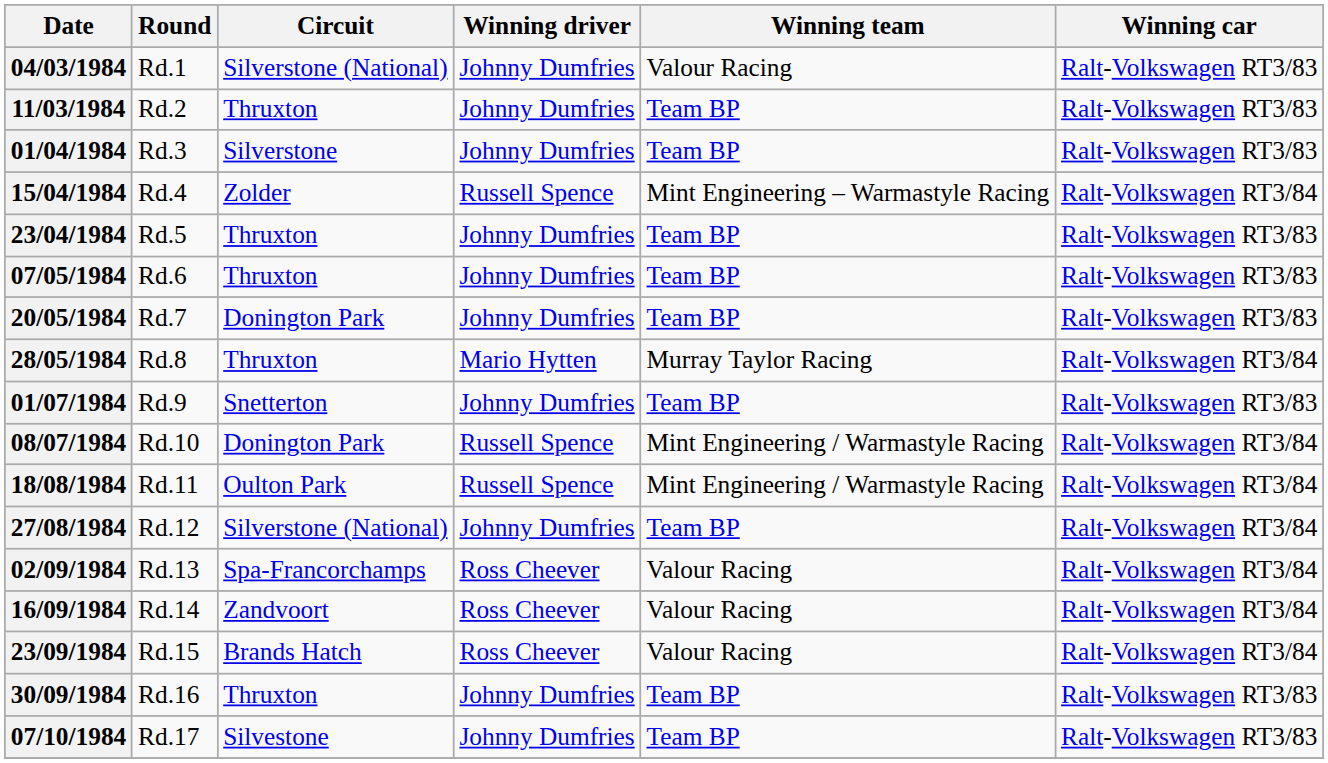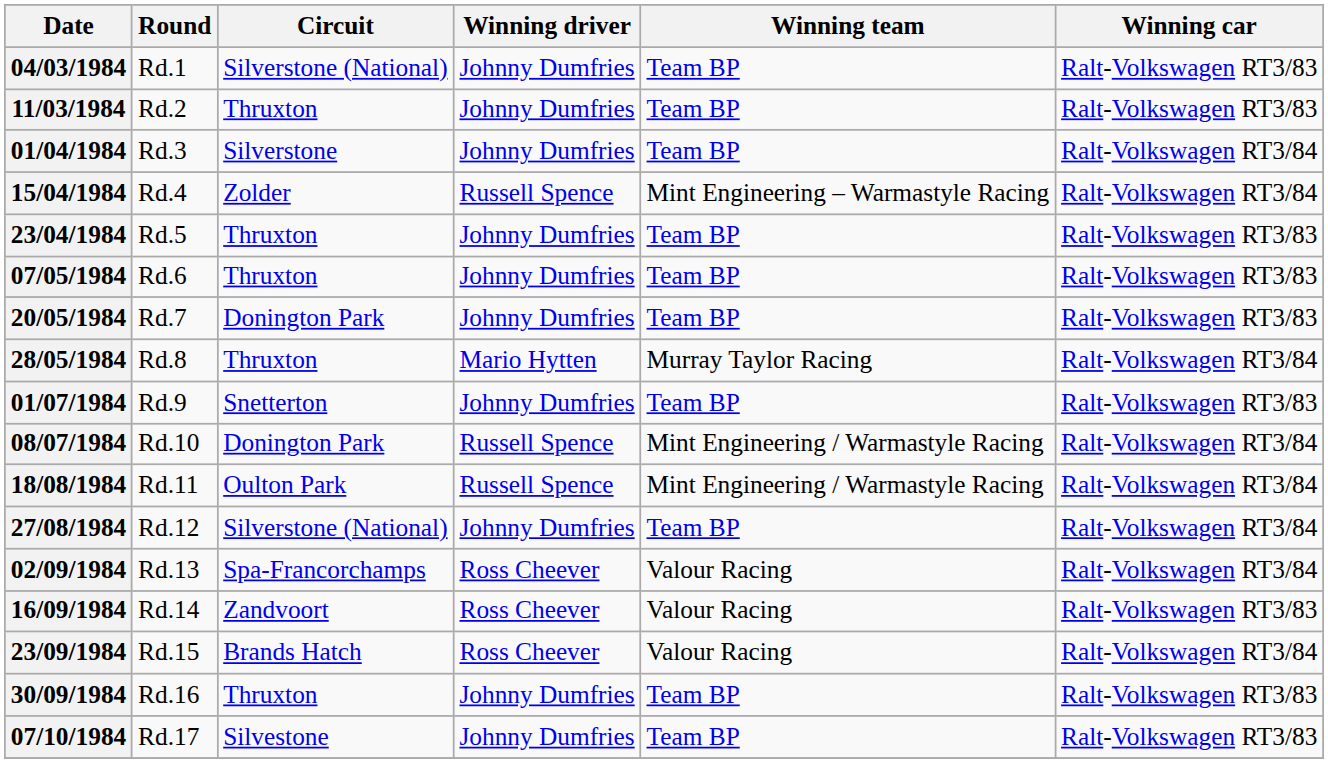(719, 67) Valour Racing -> (693, 67) Team BP
(1189, 151) Ralt-Volkswagen RT3/83 -> (1189, 151) Ralt-Volkswagen RT3/84
(1189, 610) Ralt-Volkswagen RT3/84 -> (1189, 610) Ralt-Volkswagen RT3/83
